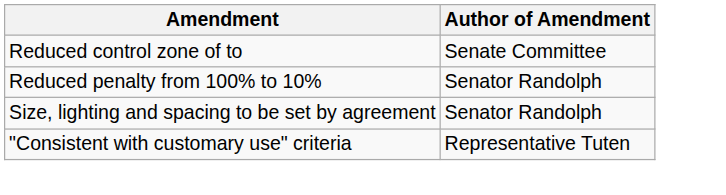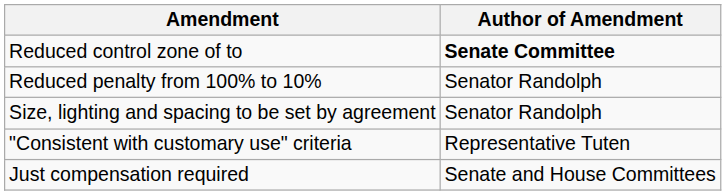(525, 50) normal -> (530, 50) bold
+ row: (129, 174)
